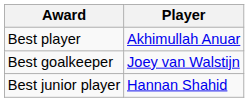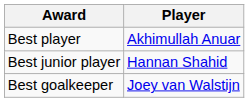rows swapped: (60, 62) <-> (64, 85)
